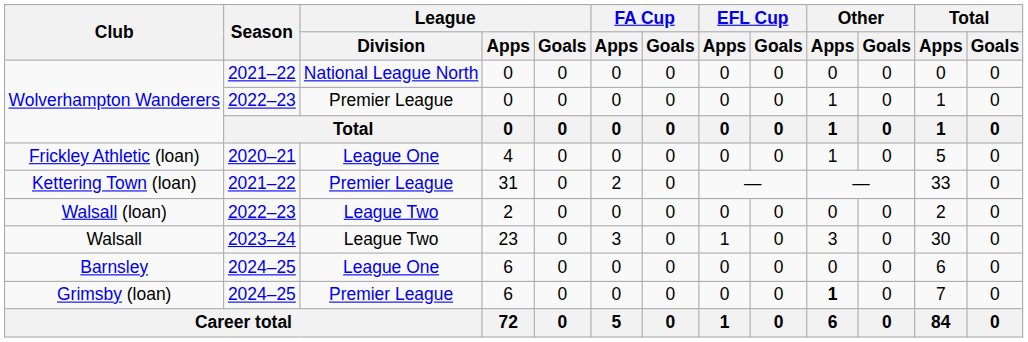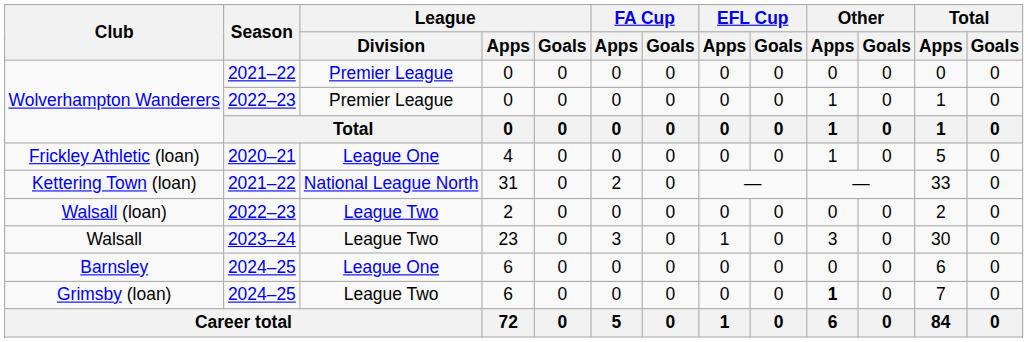(391, 73) National League North -> (391, 73) Premier League
(391, 184) Premier League -> (391, 184) National League North
(391, 294) Premier League -> (391, 294) League Two
